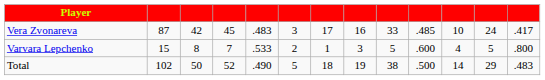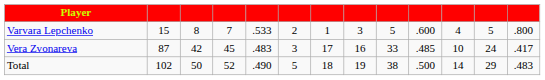rows swapped: (42, 30) <-> (50, 48)
